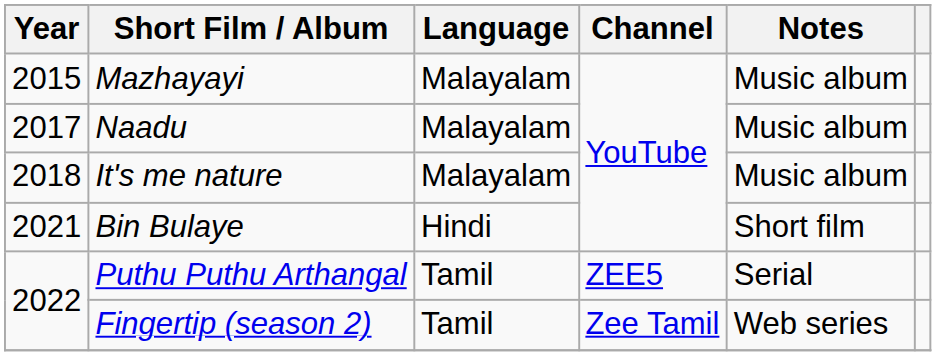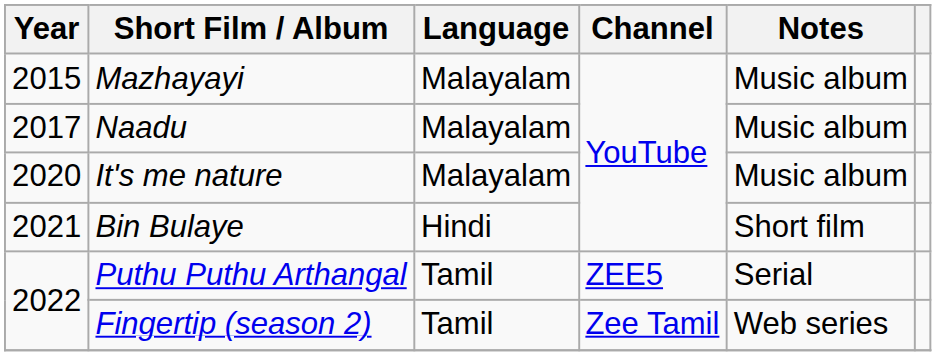(47, 176) 2018 -> (47, 176) 2020
